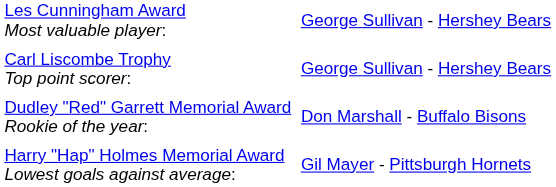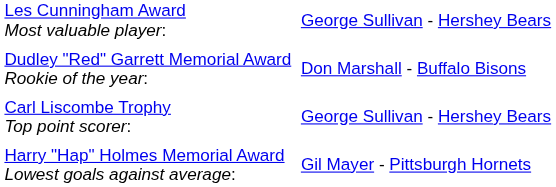rows swapped: (88, 68) <-> (148, 116)
